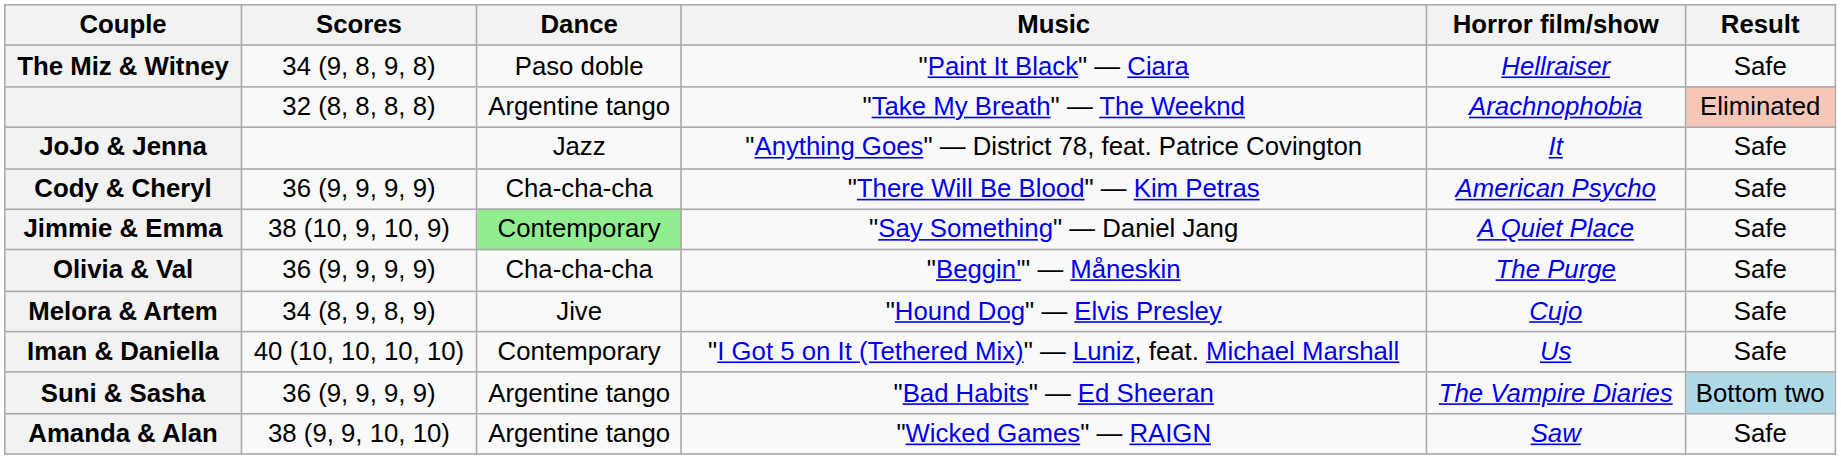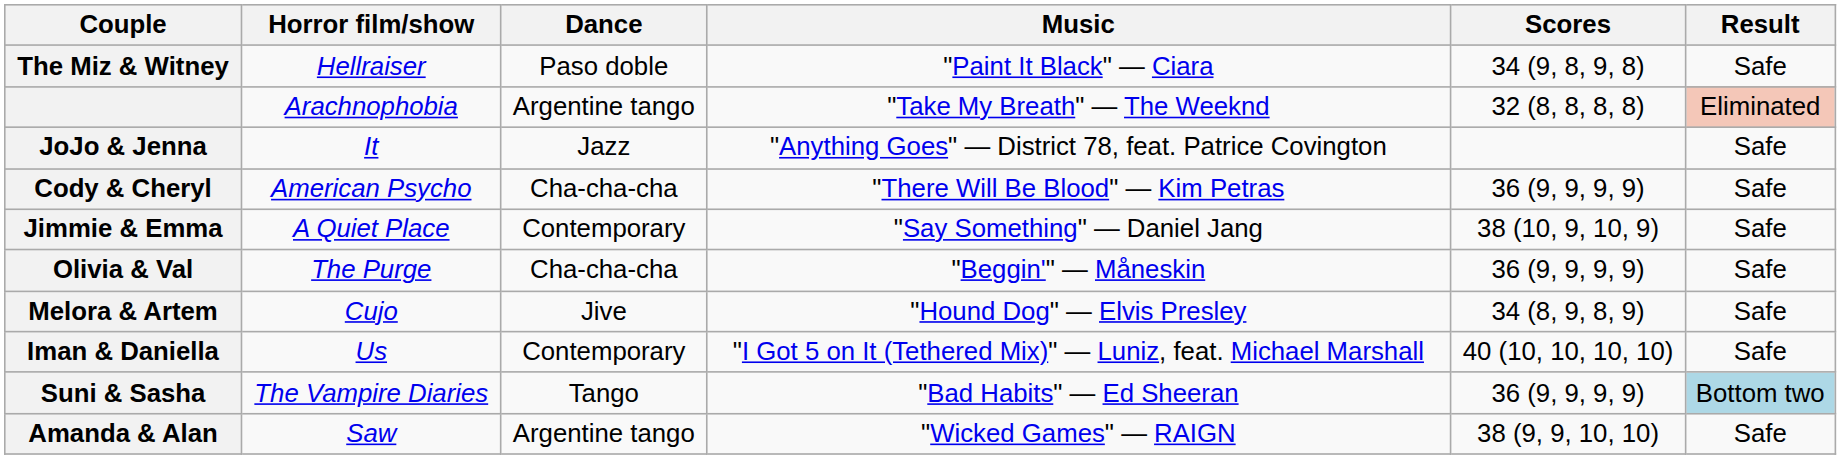columns swapped: (359, 24) <-> (1556, 24)
(579, 229) lightgreen background -> (604, 229) no background
(579, 392) Argentine tango -> (604, 392) Tango
